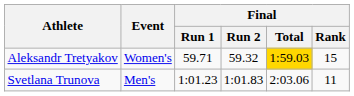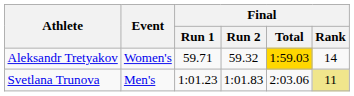(331, 58) 15 -> (331, 58) 14
(331, 80) no background -> (331, 80) khaki background
